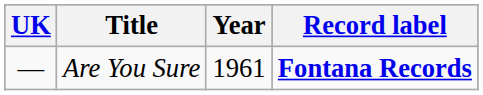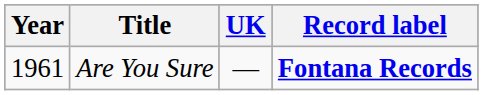columns swapped: (239, 25) <-> (31, 25)
